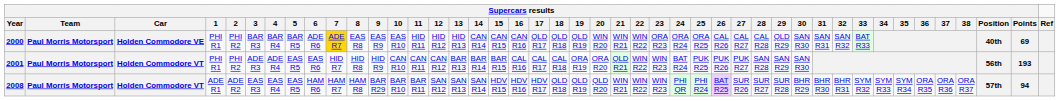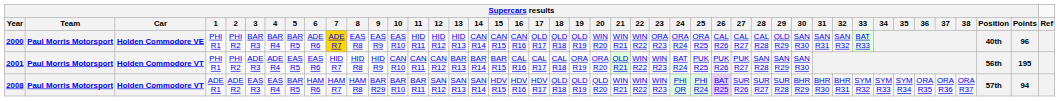(1025, 41) 69 -> (1025, 41) 96
(1025, 63) 193 -> (1025, 63) 195
(295, 85) EAS R5 -> (295, 85) BAR R5
